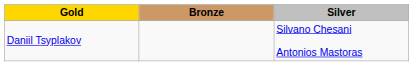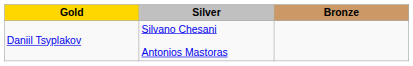columns swapped: (341, 12) <-> (207, 12)
